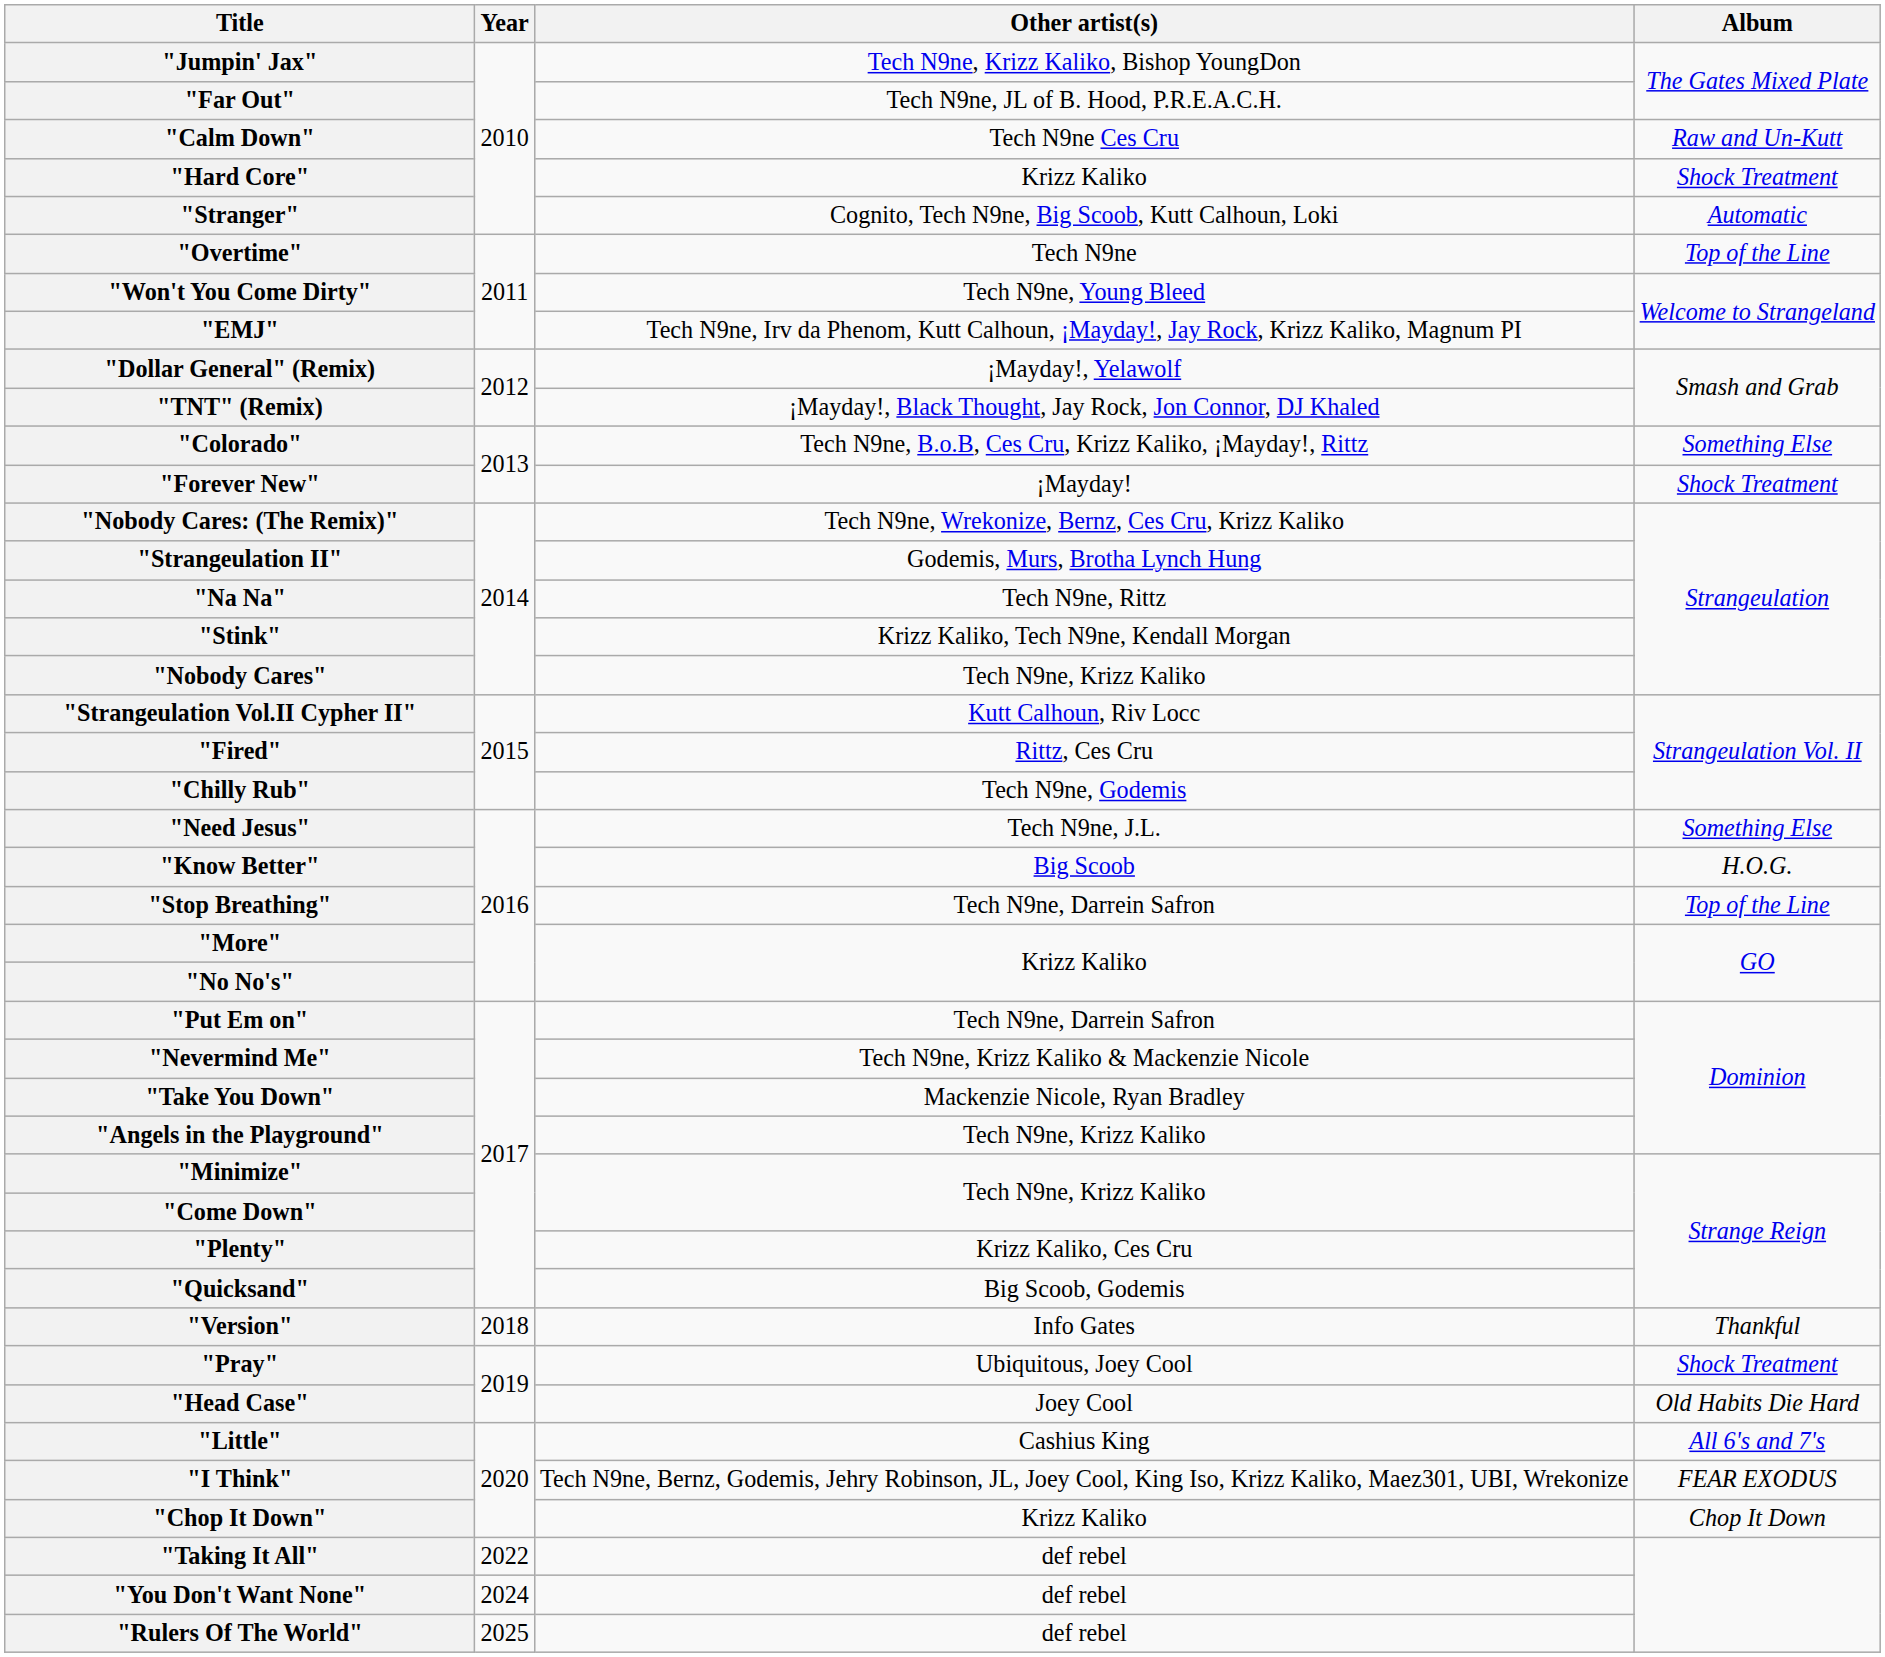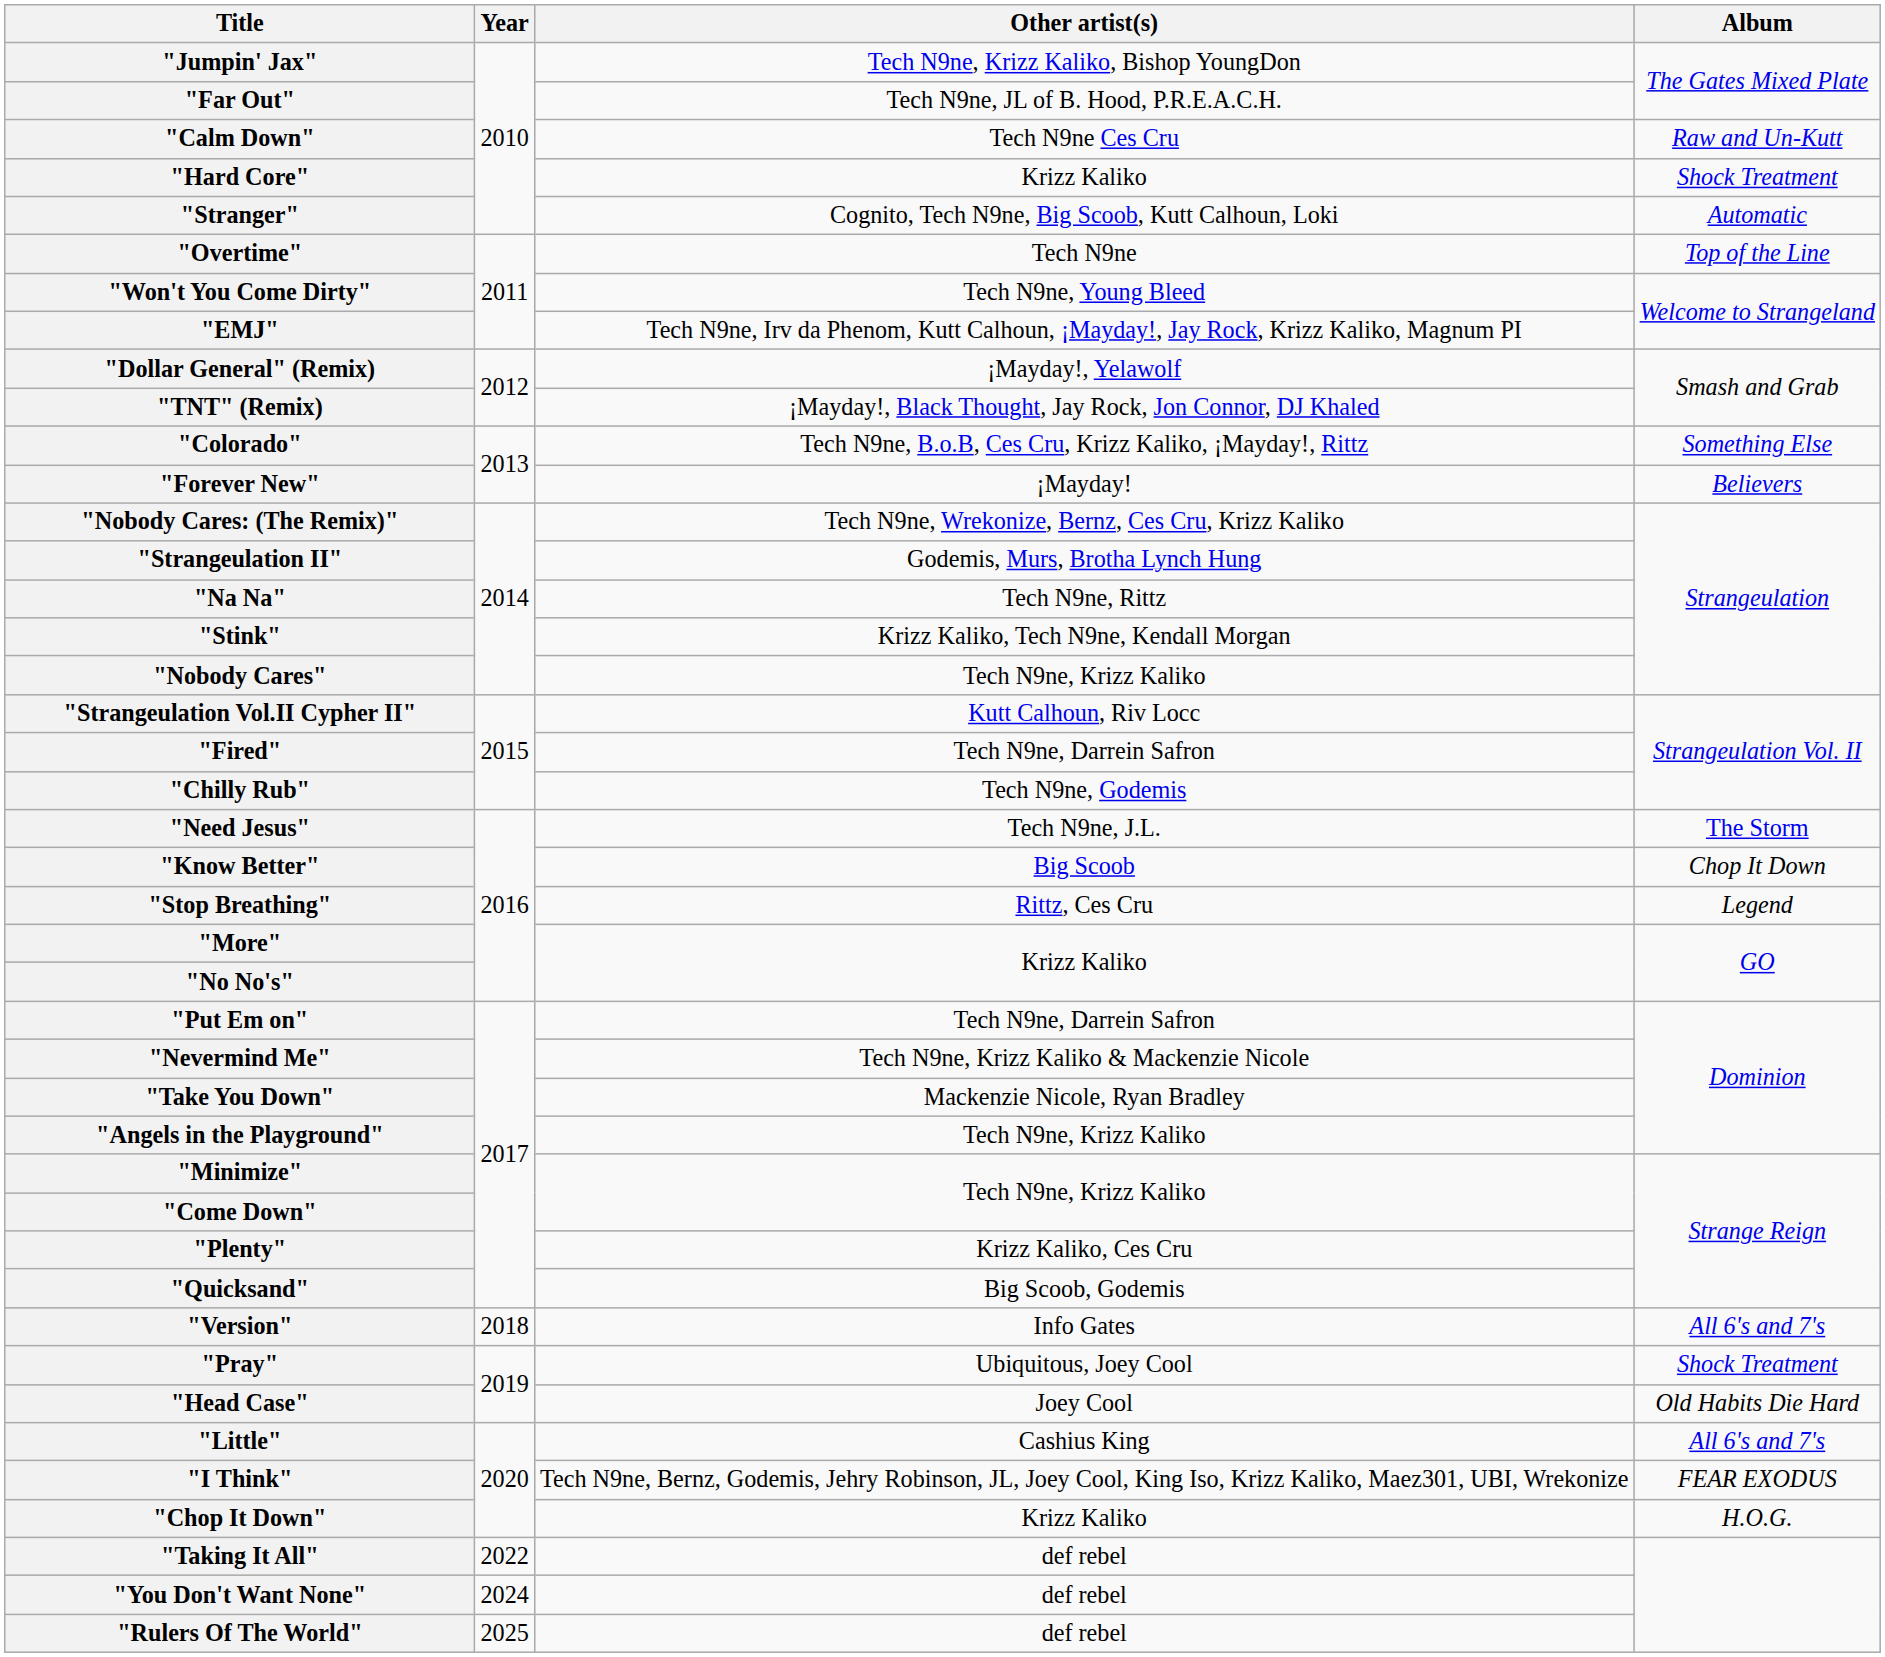(1757, 483) Shock Treatment -> (1757, 483) Believers
(1084, 751) Rittz, Ces Cru -> (1084, 751) Tech N9ne, Darrein Safron
(1757, 828) Something Else -> (1757, 828) The Storm
(1757, 866) H.O.G. -> (1757, 866) Chop It Down
(1084, 904) Tech N9ne, Darrein Safron -> (1084, 904) Rittz, Ces Cru
(1757, 904) Top of the Line -> (1757, 904) Legend
(1757, 1326) Thankful -> (1757, 1326) All 6's and 7's
(1757, 1517) Chop It Down -> (1757, 1517) H.O.G.
